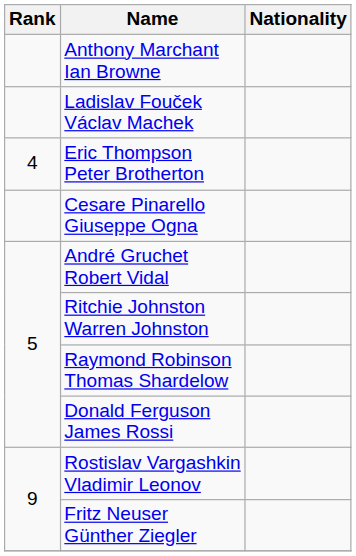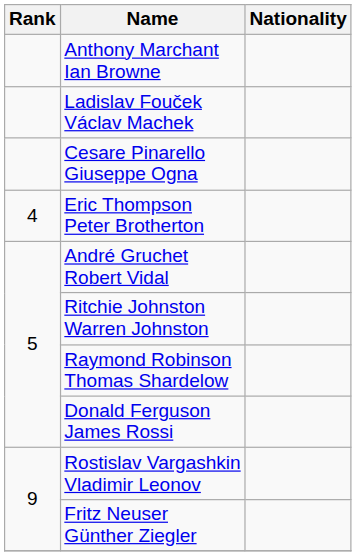rows swapped: (135, 215) <-> (134, 163)
